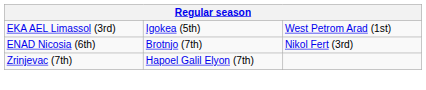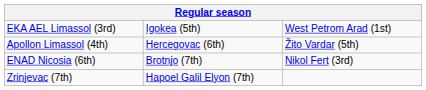+ row: (57, 45)
